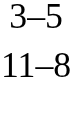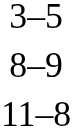+ row: (36, 65)
